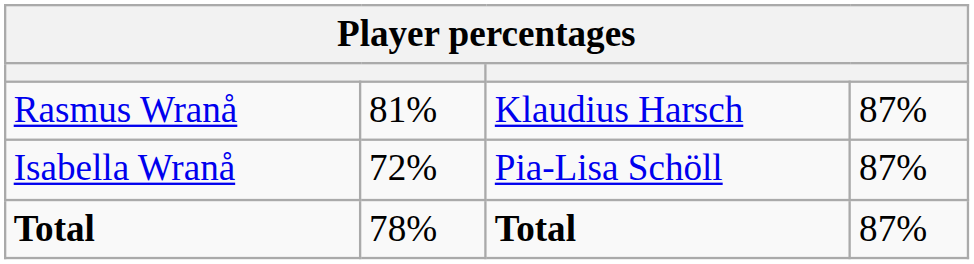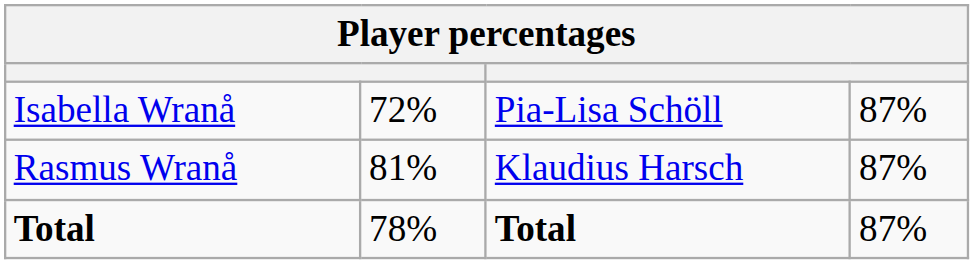rows swapped: (124, 168) <-> (126, 109)
